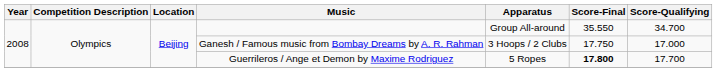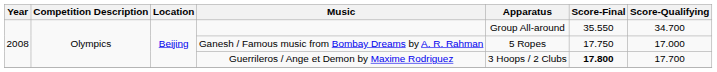(527, 43) 3 Hoops / 2 Clubs -> (527, 43) 5 Ropes
(527, 59) 5 Ropes -> (527, 59) 3 Hoops / 2 Clubs
